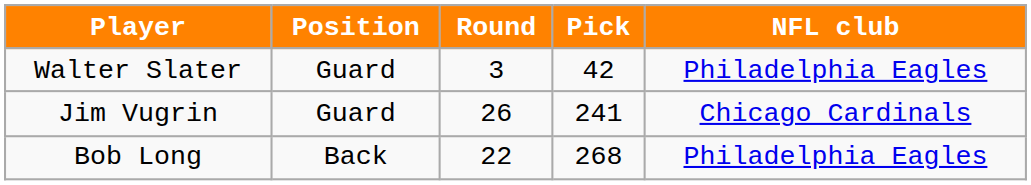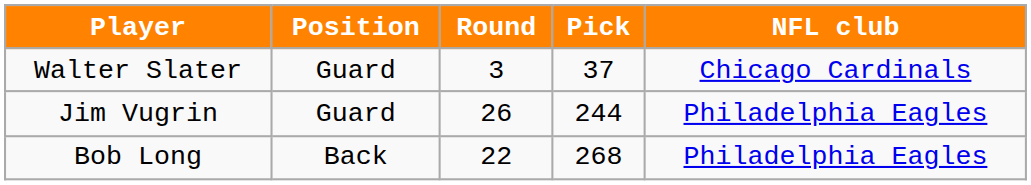(598, 70) 42 -> (598, 70) 37
(835, 70) Philadelphia Eagles -> (835, 70) Chicago Cardinals
(598, 114) 241 -> (598, 114) 244
(835, 114) Chicago Cardinals -> (835, 114) Philadelphia Eagles
